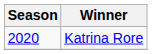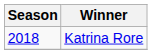(23, 37) 2020 -> (23, 37) 2018
